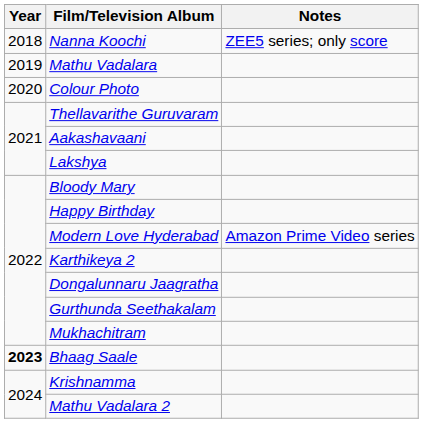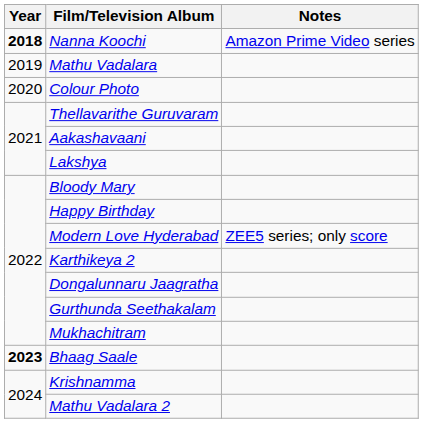(25, 41) normal -> (25, 41) bold
(307, 41) ZEE5 series; only score -> (320, 41) Amazon Prime Video series
(320, 235) Amazon Prime Video series -> (307, 235) ZEE5 series; only score
